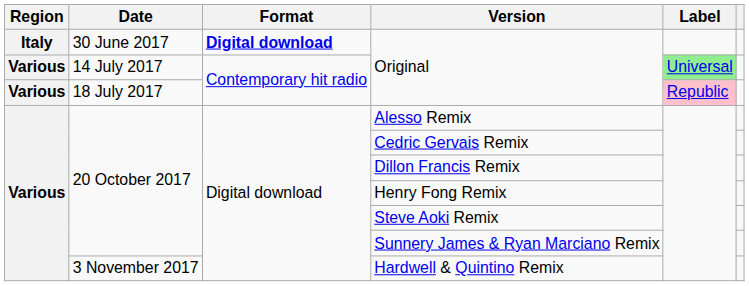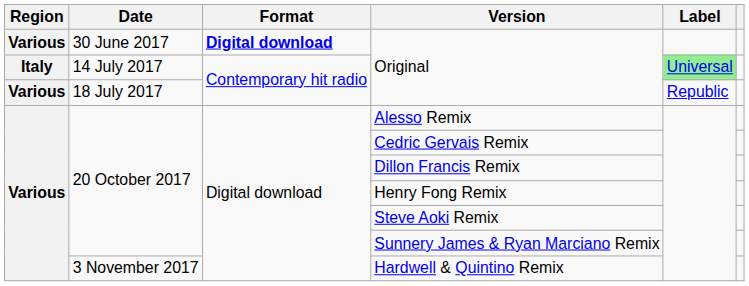(37, 42) Italy -> (37, 42) Various
(37, 67) Various -> (37, 67) Italy
(698, 92) pink background -> (698, 92) no background
